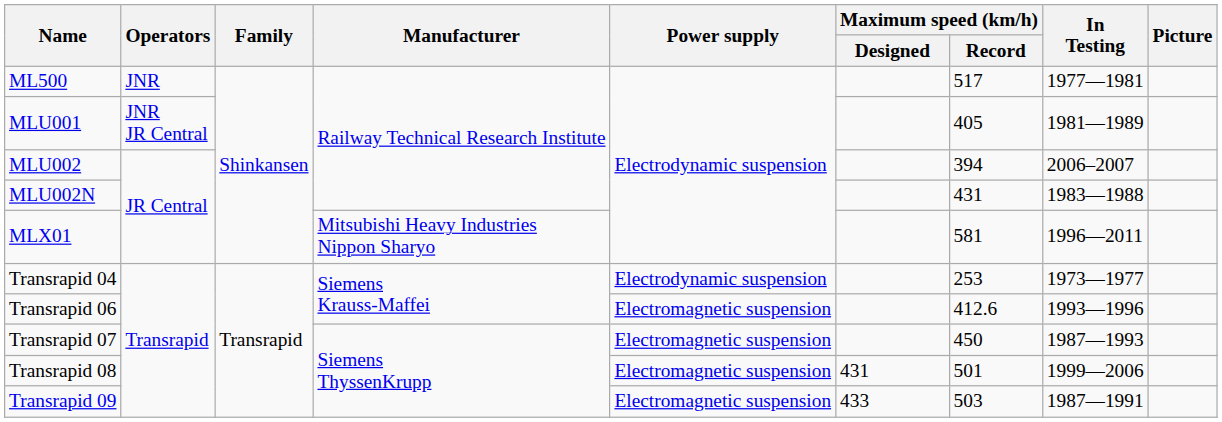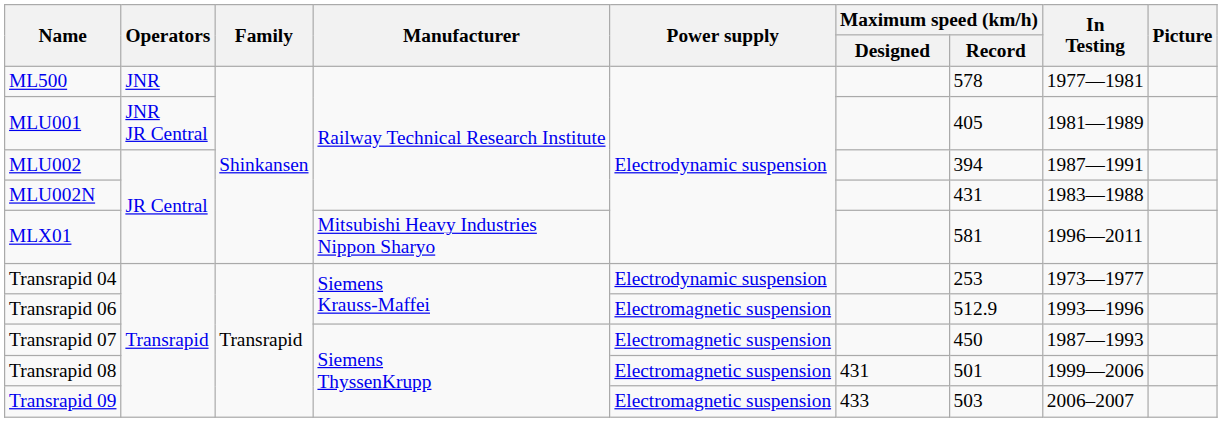(968, 81) 517 -> (968, 81) 578
(1090, 164) 2006–2007 -> (1095, 164) 1987—1991
(975, 309) 412.6 -> (975, 309) 512.9
(1095, 401) 1987—1991 -> (1090, 401) 2006–2007
